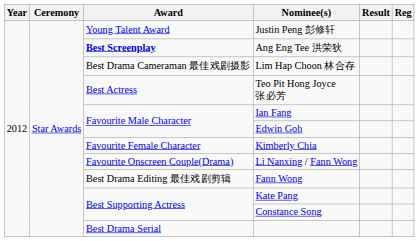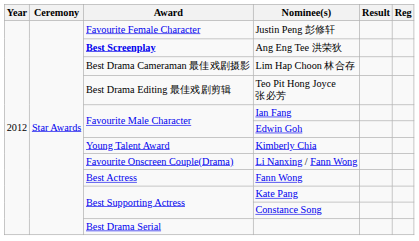(128, 29) Young Talent Award -> (143, 29) Favourite Female Character
(111, 90) Best Actress -> (159, 89) Best Drama Editing 最佳戏剧剪辑
(143, 145) Favourite Female Character -> (128, 145) Young Talent Award
(159, 178) Best Drama Editing 最佳戏剧剪辑 -> (111, 177) Best Actress
